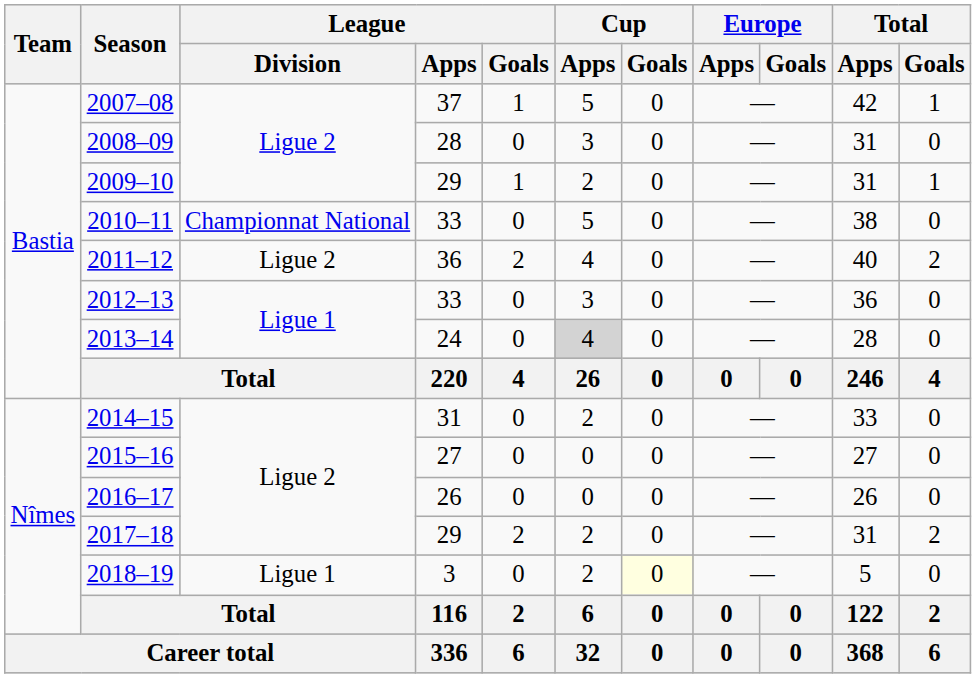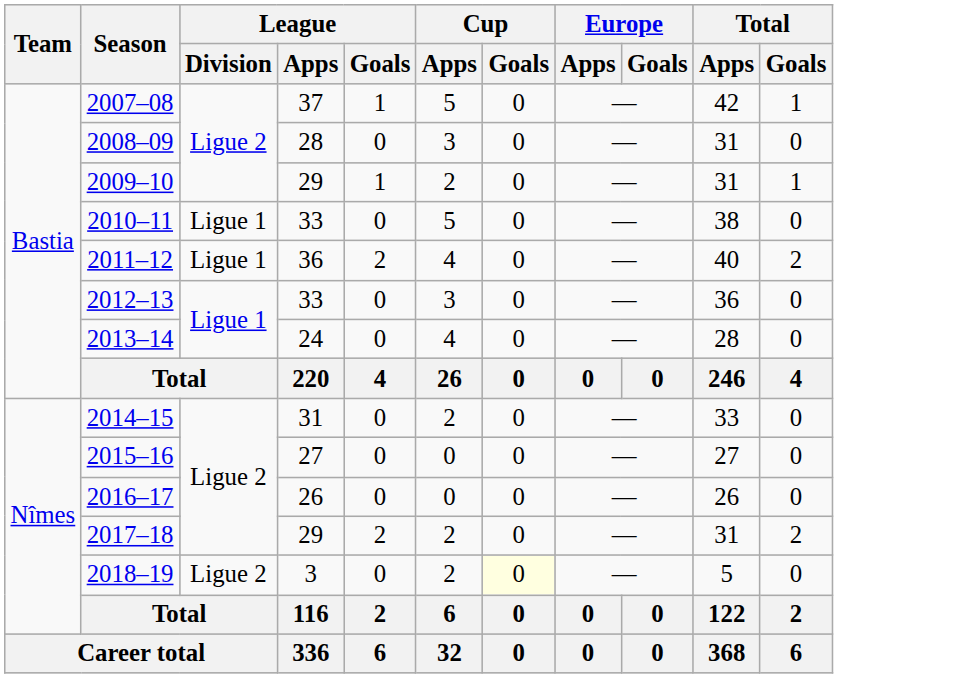(298, 220) Championnat National -> (228, 220) Ligue 1
(298, 260) Ligue 2 -> (228, 260) Ligue 1
(588, 338) lightgrey background -> (449, 338) no background
(298, 574) Ligue 1 -> (228, 574) Ligue 2
